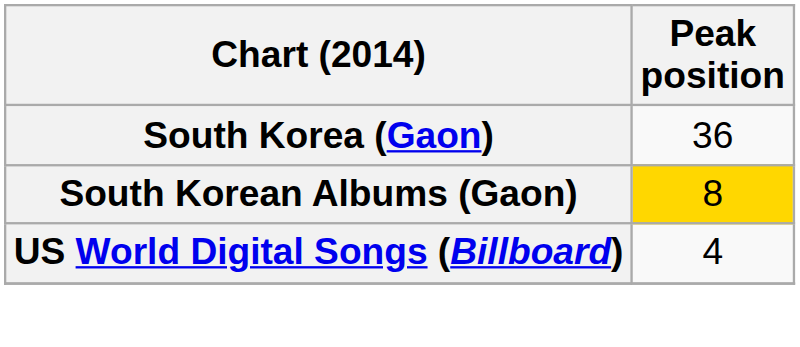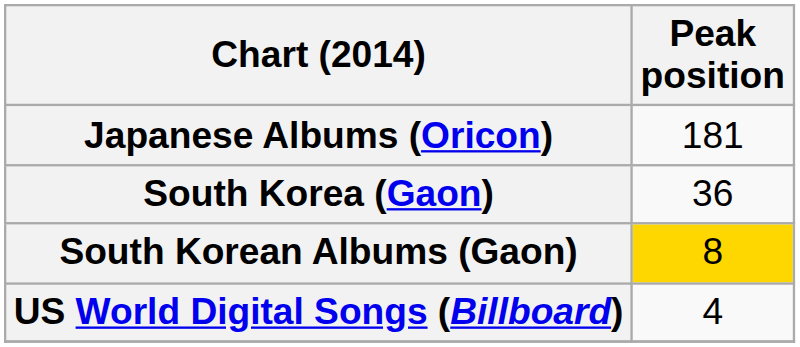+ row: (319, 134)
